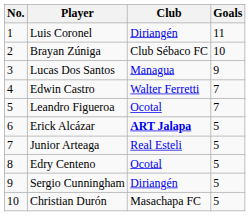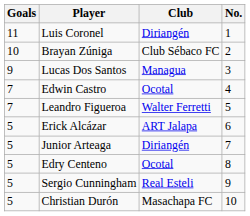columns swapped: (16, 13) <-> (228, 13)
(165, 88) Walter Ferretti -> (158, 88) Ocotal
(146, 107) Ocotal -> (176, 107) Walter Ferretti
(161, 126) bold -> (169, 126) normal
(156, 145) Real Esteli -> (165, 145) Diriangén
(154, 182) Diriangén -> (168, 182) Real Esteli
